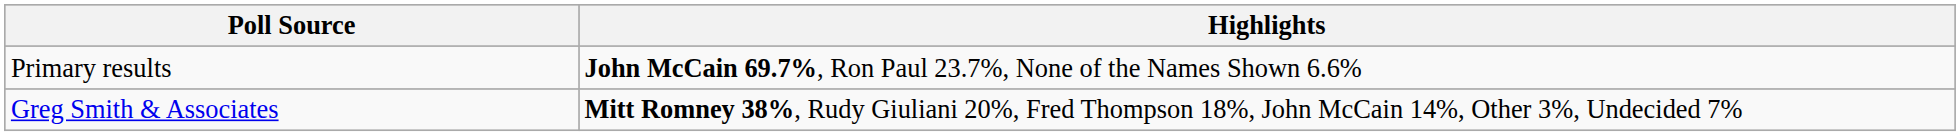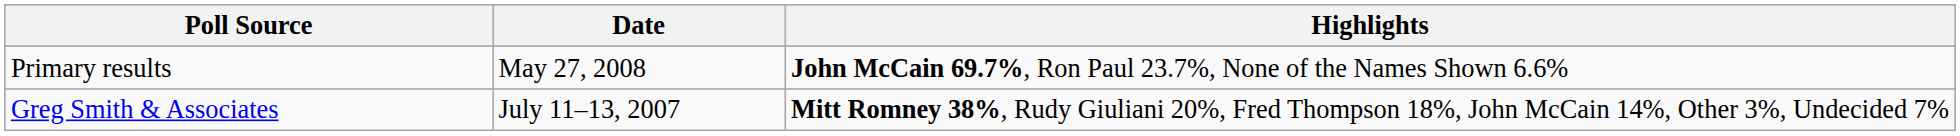+ column: (639, 25)
